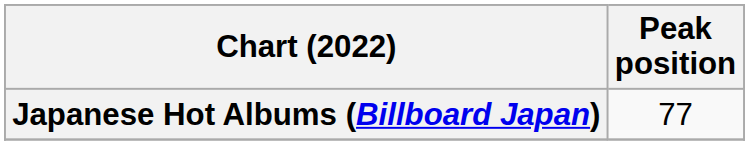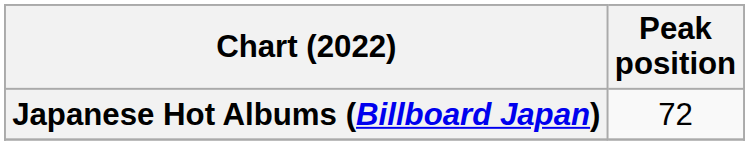(676, 113) 77 -> (676, 113) 72
